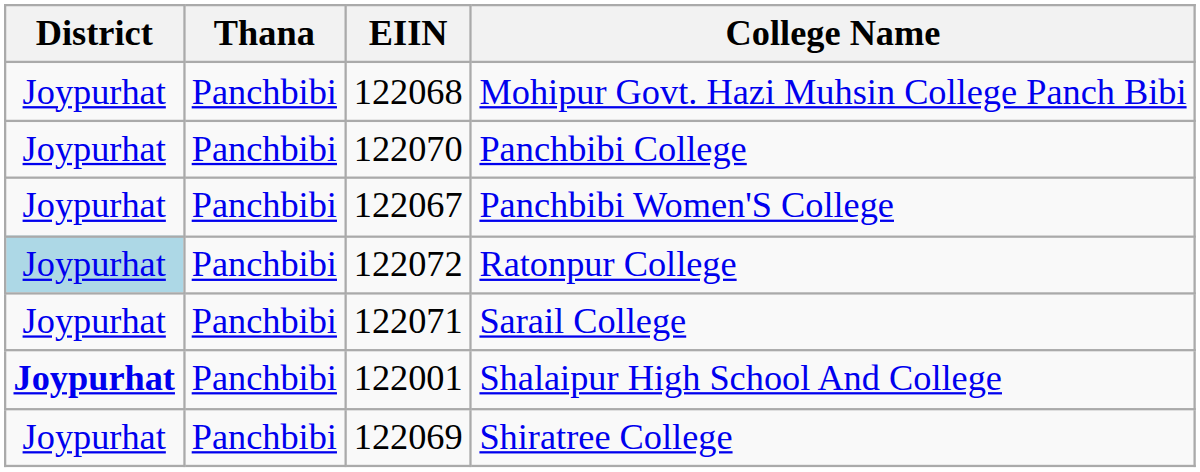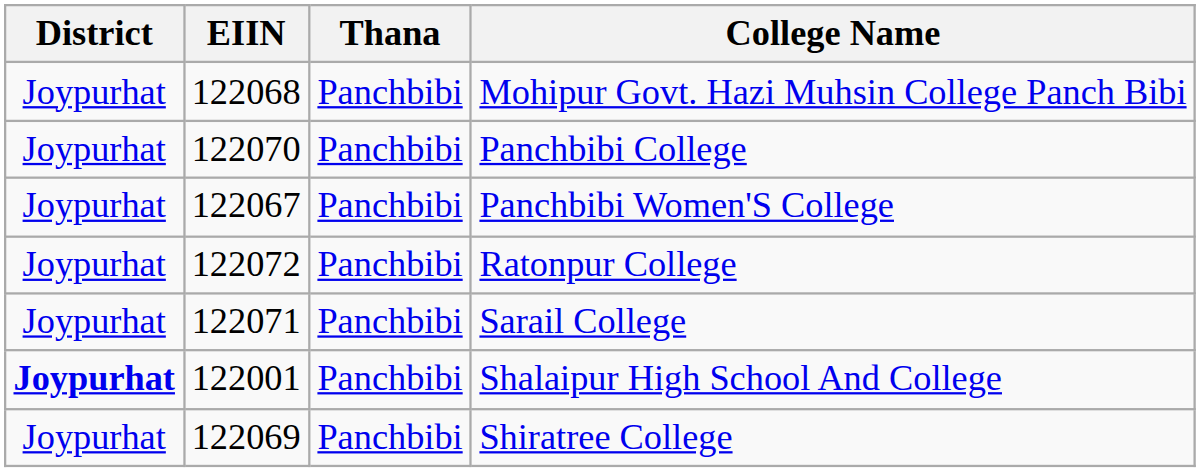columns swapped: (264, 33) <-> (408, 33)
(94, 263) lightblue background -> (94, 263) no background
